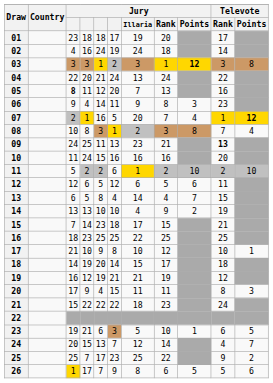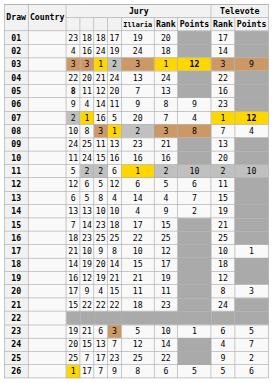(252, 64) 8 -> (252, 64) 9
(194, 104) 3 -> (194, 104) 9
(223, 144) bold -> (223, 144) normal
